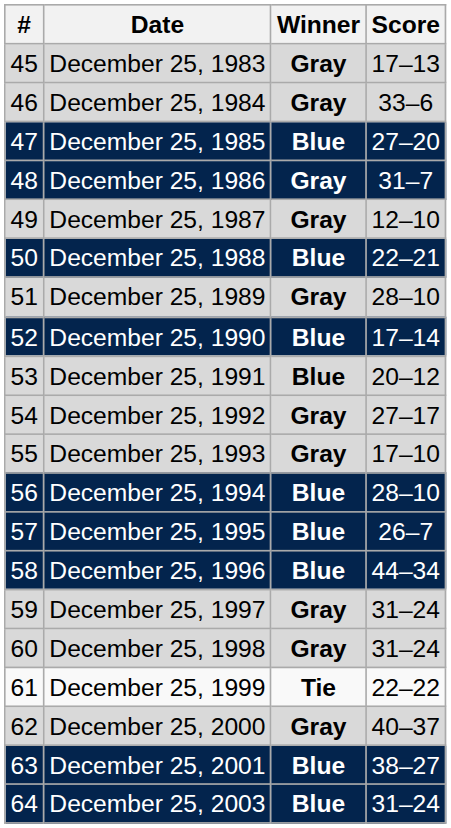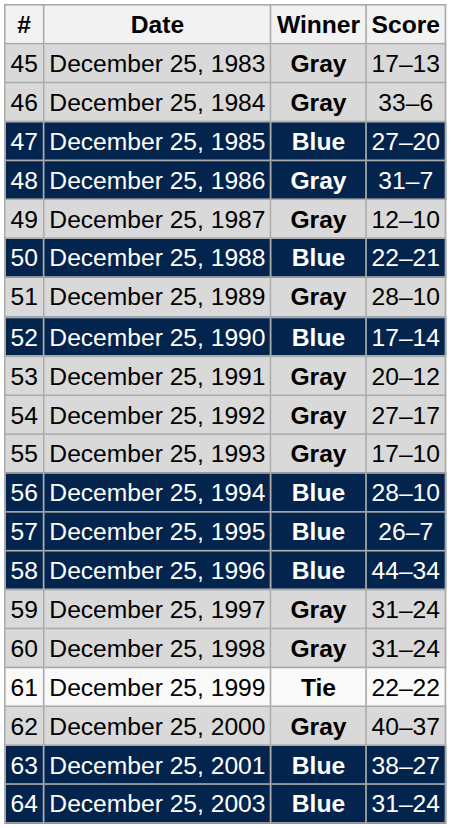(318, 375) Blue -> (319, 375) Gray
